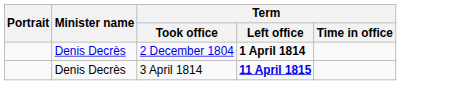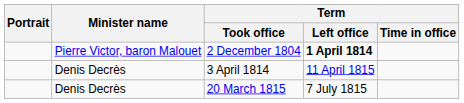(90, 51) Denis Decrès -> (128, 51) Pierre Victor, baron Malouet
(275, 70) bold -> (340, 70) normal
+ row: (246, 88)
